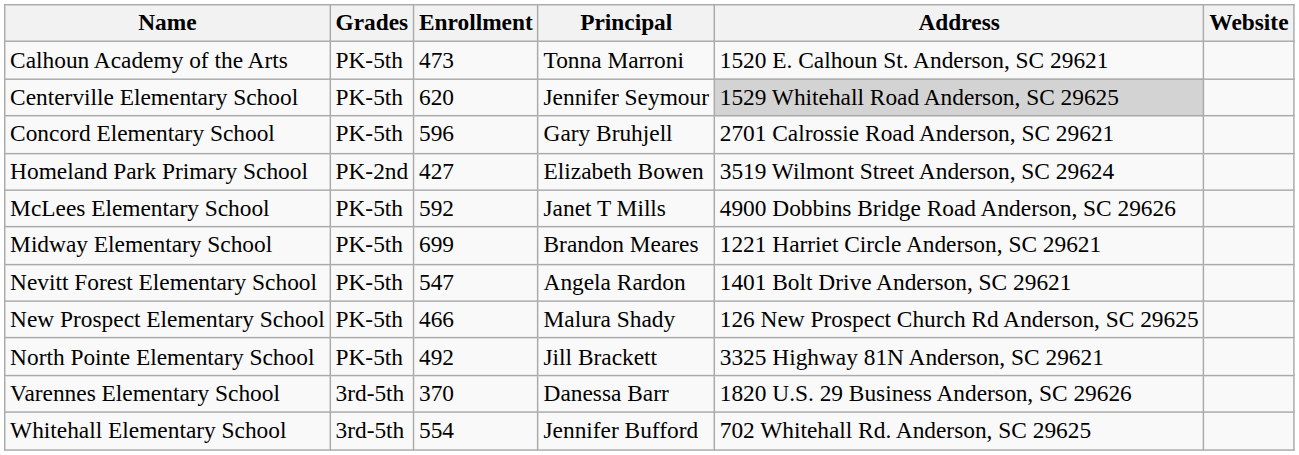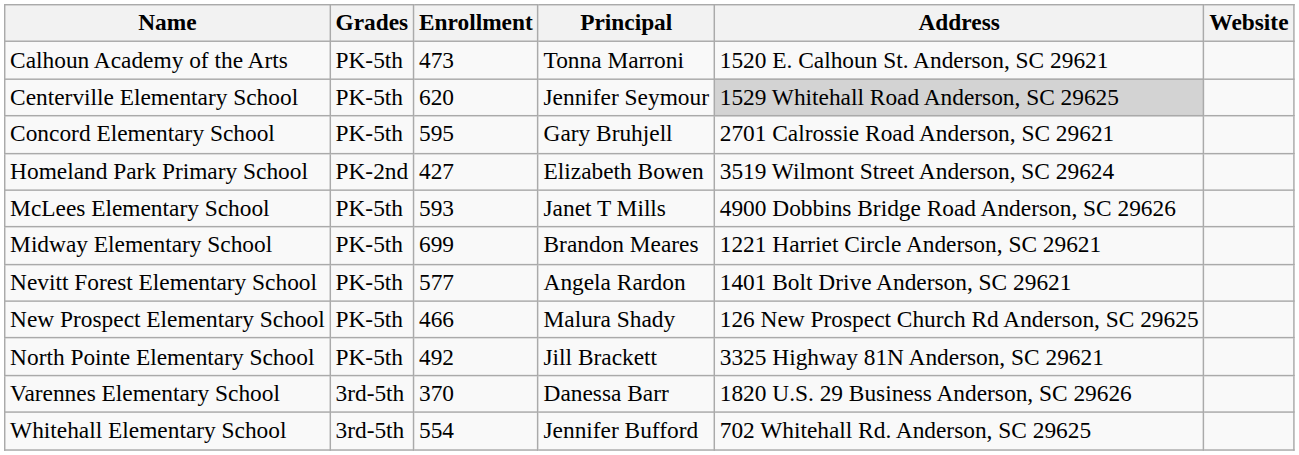(436, 134) 596 -> (436, 134) 595
(436, 208) 592 -> (436, 208) 593
(436, 282) 547 -> (436, 282) 577
